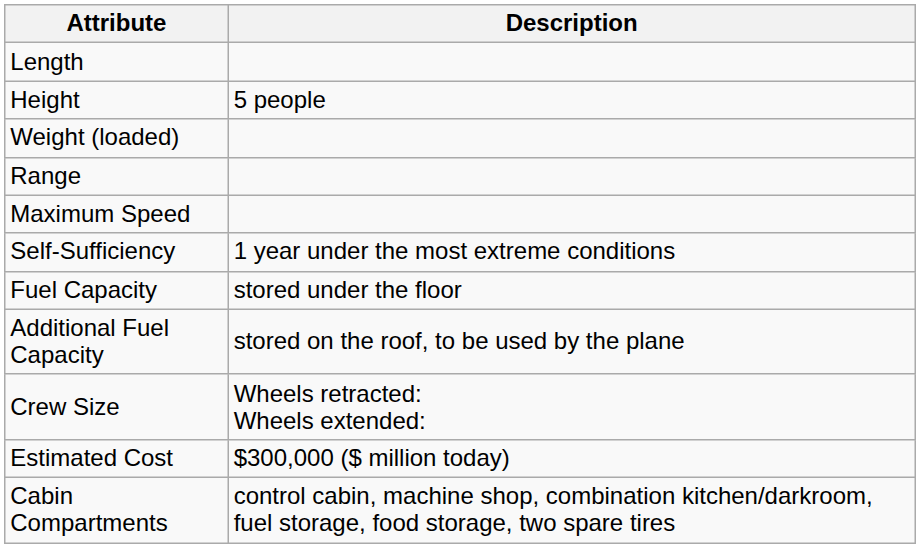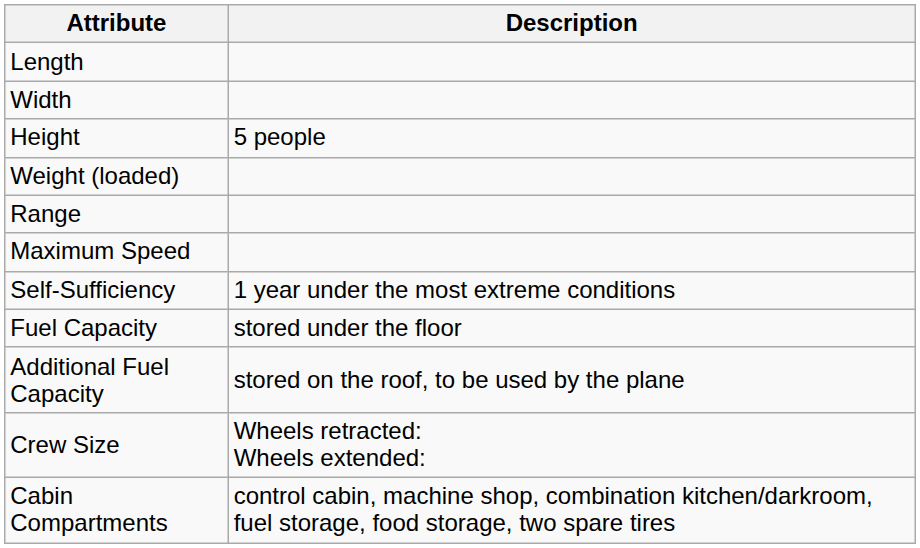+ row: (41, 99)
- row: (92, 458)
